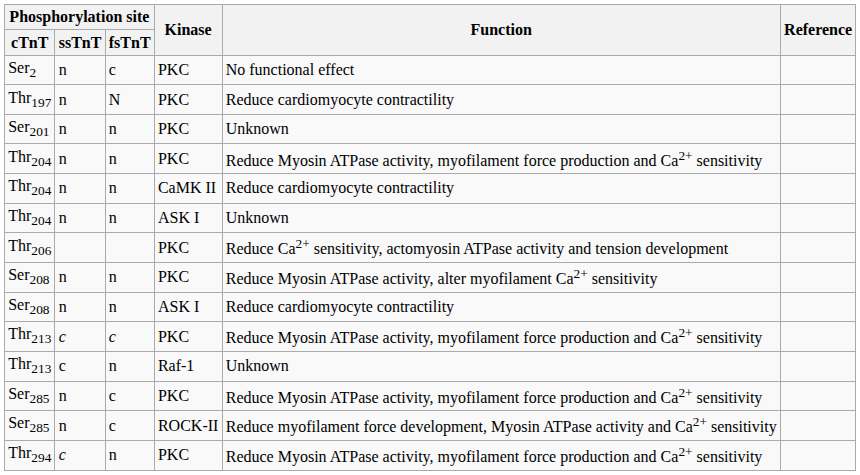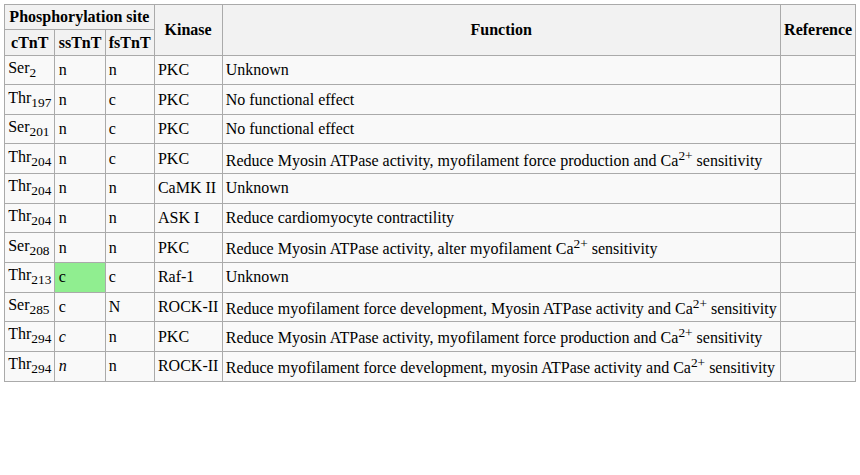(112, 70) c -> (113, 70) n
(290, 70) No functional effect -> (257, 70) Unknown
(115, 99) N -> (112, 99) c
(340, 99) Reduce cardiomyocyte contractility -> (290, 99) No functional effect
(113, 129) n -> (112, 129) c
(257, 129) Unknown -> (290, 129) No functional effect
(113, 158) n -> (112, 158) c
(340, 188) Reduce cardiomyocyte contractility -> (257, 188) Unknown
(257, 217) Unknown -> (340, 217) Reduce cardiomyocyte contractility
- row: (30, 247)
- row: (29, 306)
- row: (30, 336)
(62, 366) no background -> (62, 277) lightgreen background
(113, 366) n -> (112, 277) c
- row: (29, 395)
(63, 425) n -> (62, 306) c
(112, 425) c -> (115, 306) N
+ row: (30, 366)
